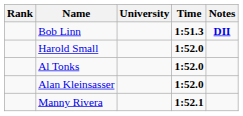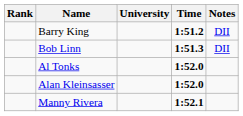+ row: (64, 31)
(222, 31) bold -> (222, 48) normal
- row: (68, 48)
